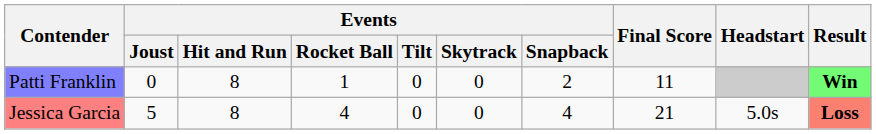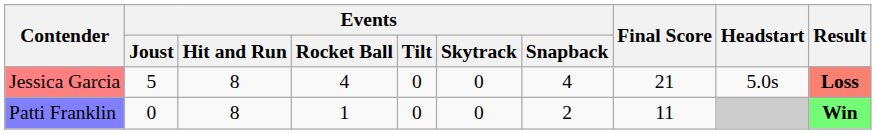rows swapped: (65, 112) <-> (63, 81)
